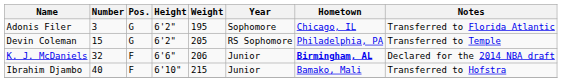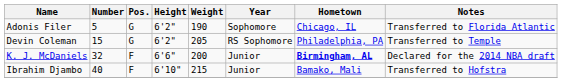(94, 26) 3 -> (94, 26) 5
(199, 26) 195 -> (199, 26) 190
(199, 56) 206 -> (199, 56) 200
